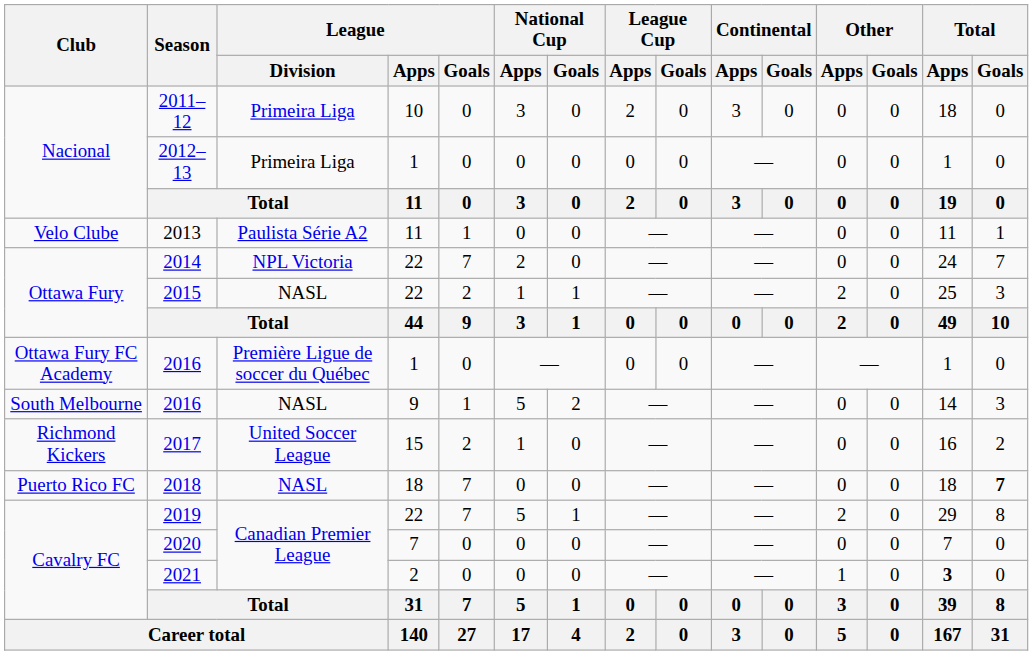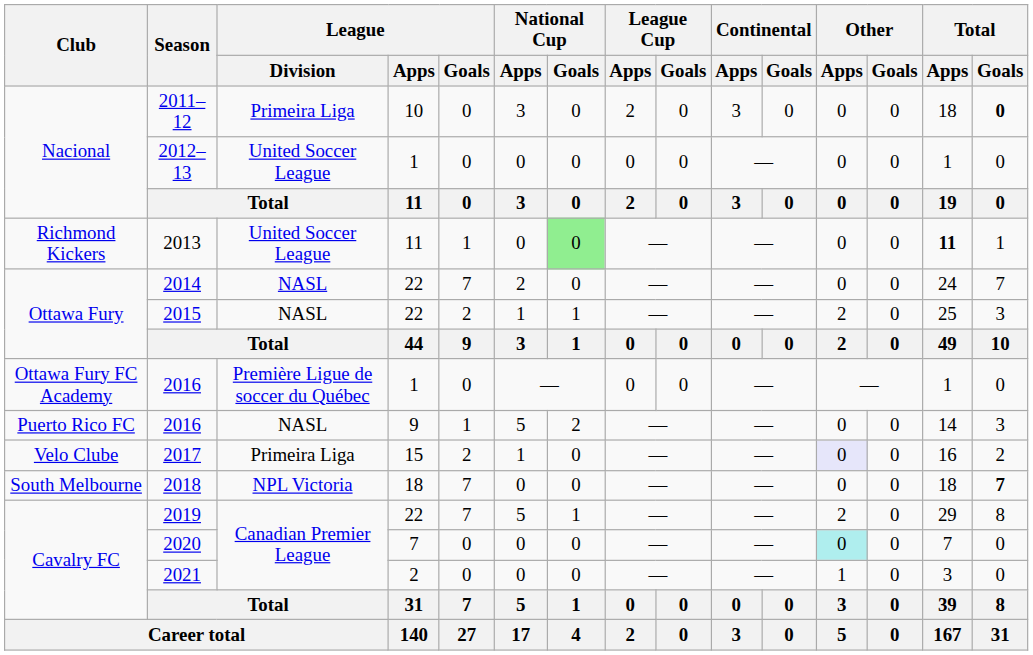(1000, 111) normal -> (1000, 111) bold
(303, 162) Primeira Liga -> (303, 162) United Soccer League
(76, 232) Velo Clube -> (76, 243) Richmond Kickers
(303, 232) Paulista Série A2 -> (303, 243) United Soccer League
(576, 232) no background -> (576, 243) lightgreen background
(947, 232) normal -> (947, 243) bold
(303, 262) NPL Victoria -> (303, 284) NASL
(76, 403) South Melbourne -> (76, 425) Puerto Rico FC
(76, 444) Richmond Kickers -> (76, 455) Velo Clube
(303, 444) United Soccer League -> (303, 455) Primeira Liga
(842, 444) no background -> (842, 455) lavender background
(76, 484) Puerto Rico FC -> (76, 484) South Melbourne
(303, 484) NASL -> (303, 484) NPL Victoria
(842, 544) no background -> (842, 544) paleturquoise background
(947, 574) bold -> (947, 574) normal
